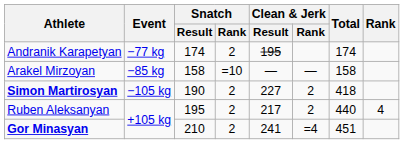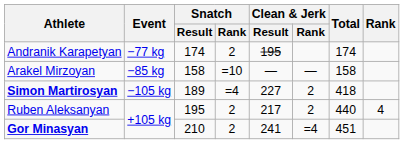(195, 91) 190 -> (195, 91) 189
(232, 91) 2 -> (232, 91) =4
